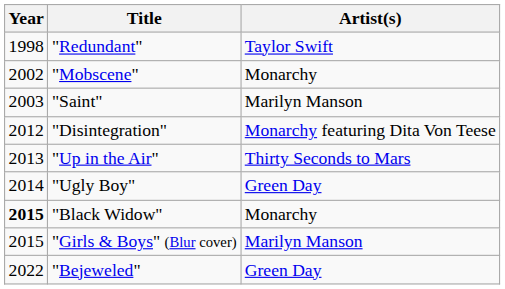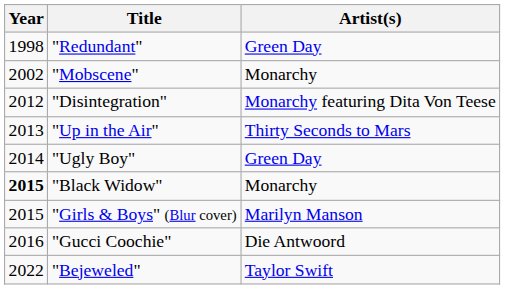(289, 46) Taylor Swift -> (283, 46) Green Day
- row: (77, 102)
+ row: (112, 241)
(283, 269) Green Day -> (289, 269) Taylor Swift
